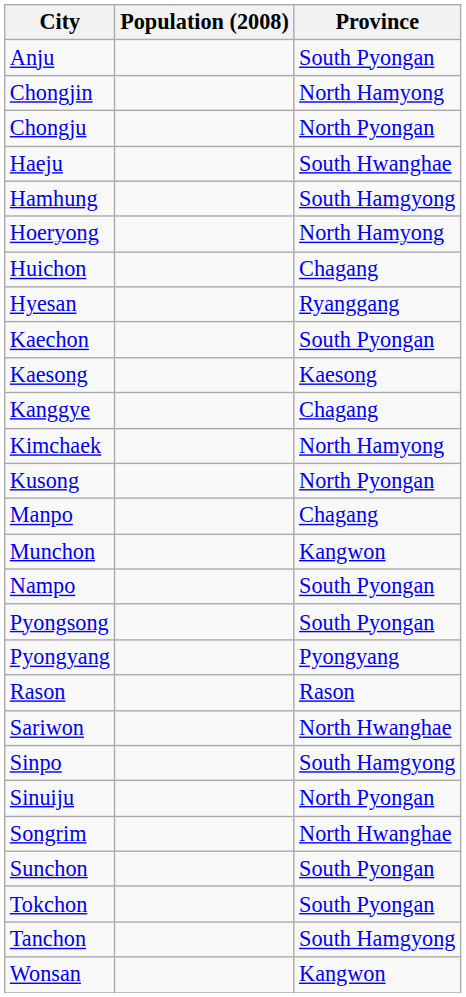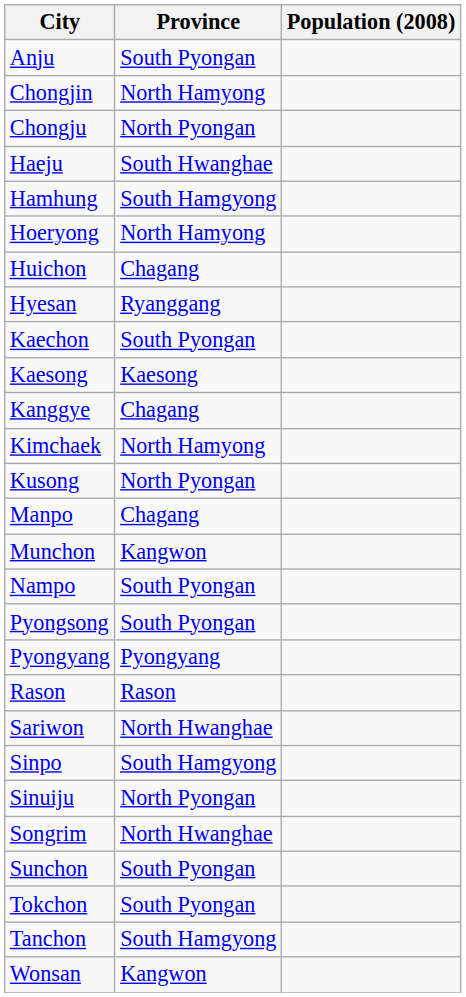columns swapped: (377, 22) <-> (204, 22)
